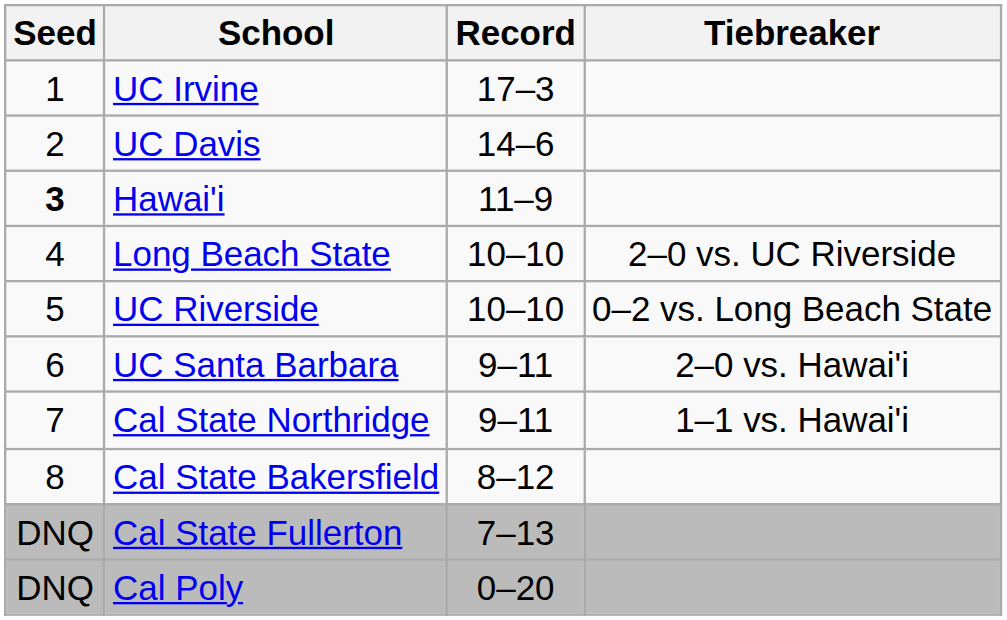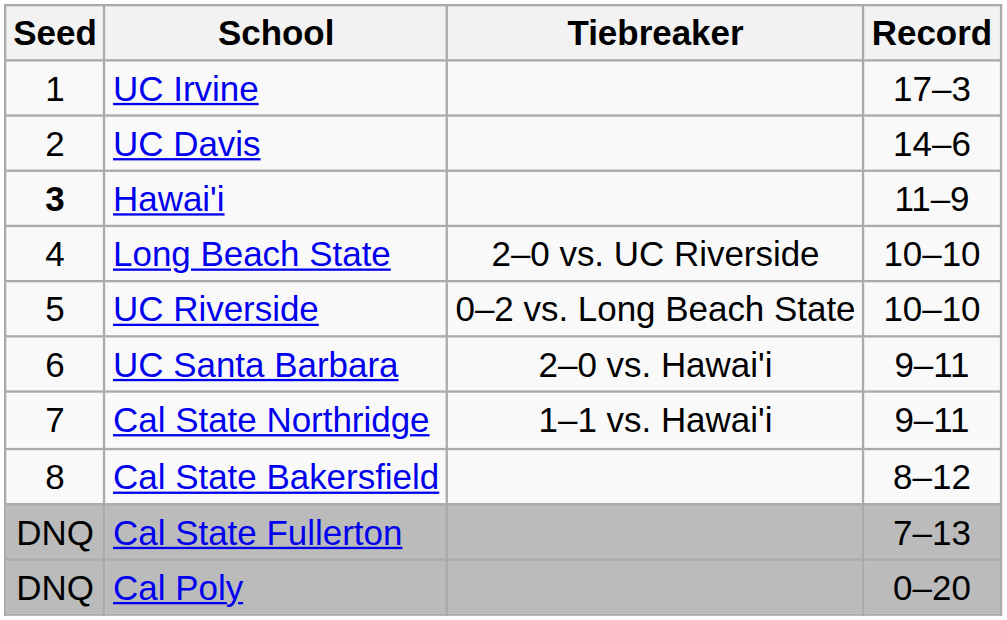columns swapped: (516, 33) <-> (792, 33)
